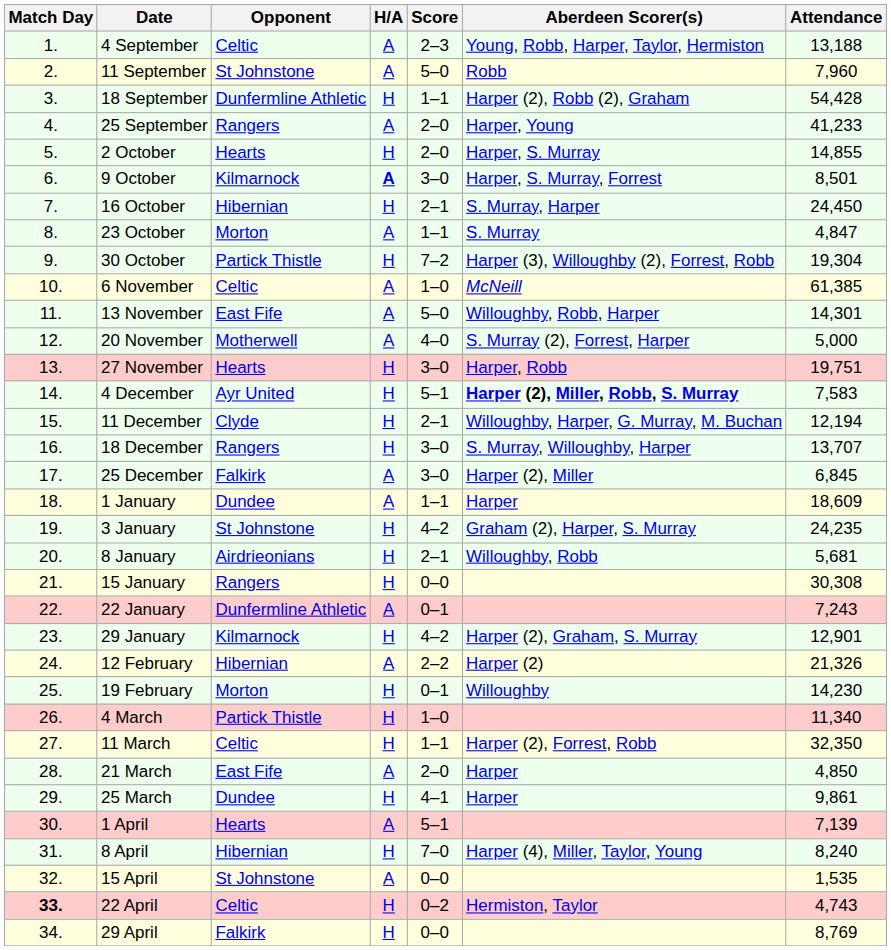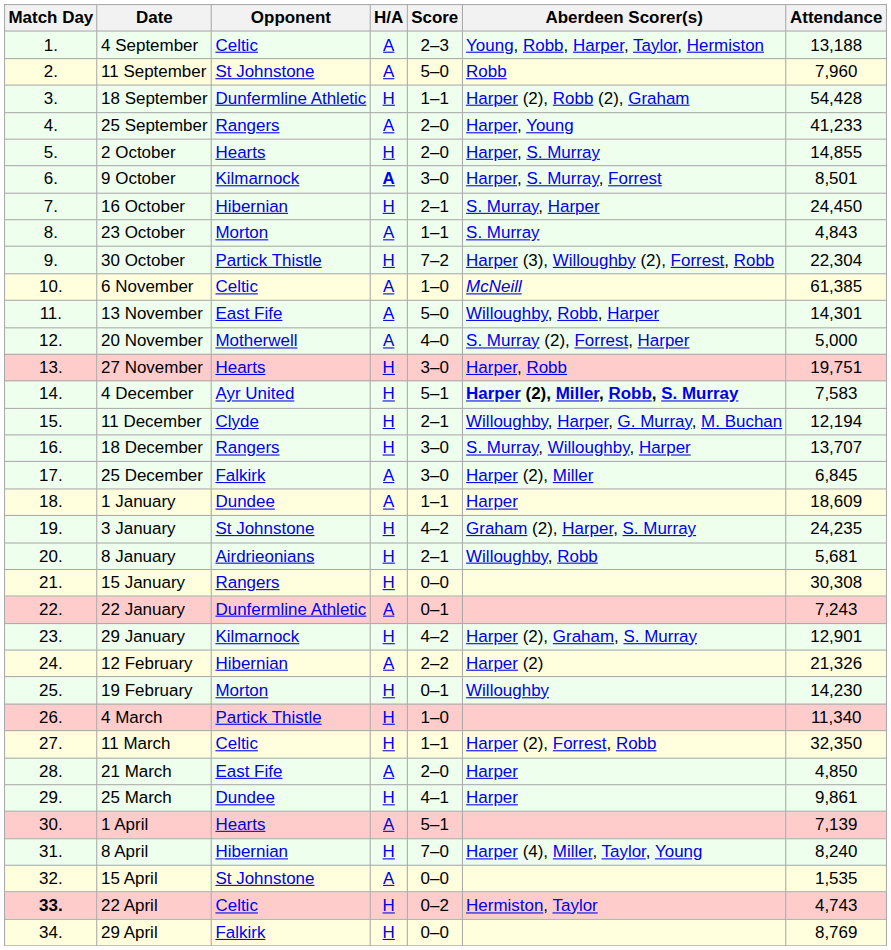(836, 233) 4,847 -> (836, 233) 4,843
(836, 260) 19,304 -> (836, 260) 22,304
